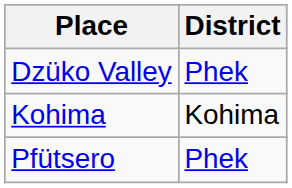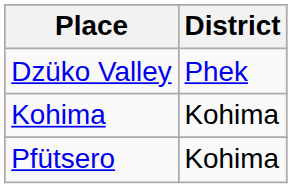(216, 159) Phek -> (232, 159) Kohima
